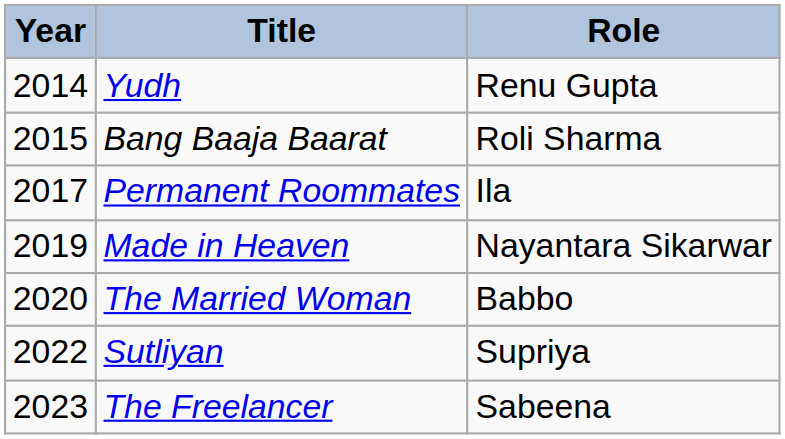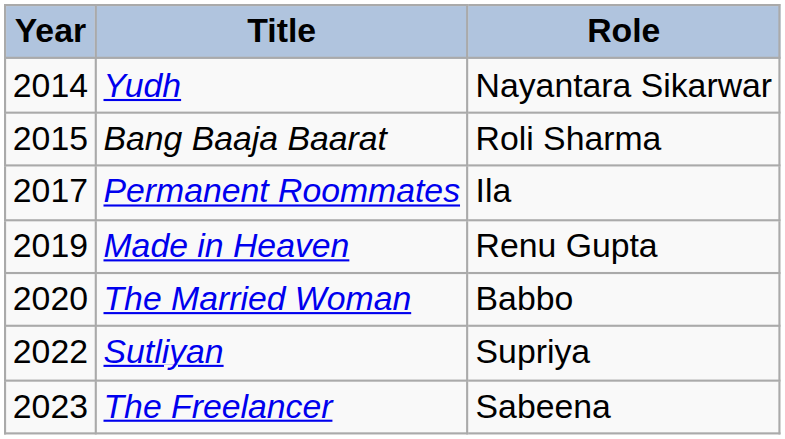(567, 84) Renu Gupta -> (624, 84) Nayantara Sikarwar
(624, 245) Nayantara Sikarwar -> (567, 245) Renu Gupta
